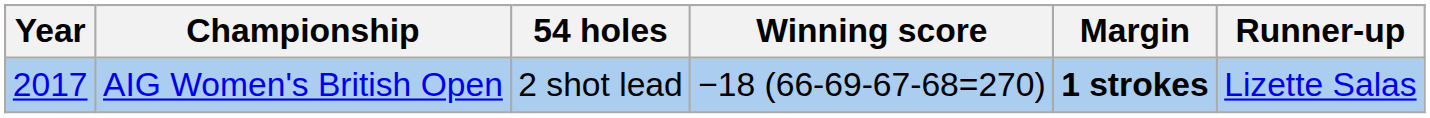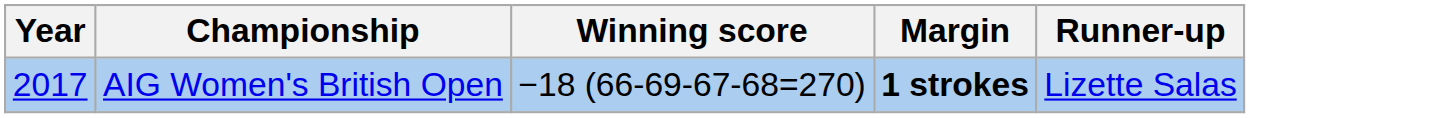- column: (601, 31)
